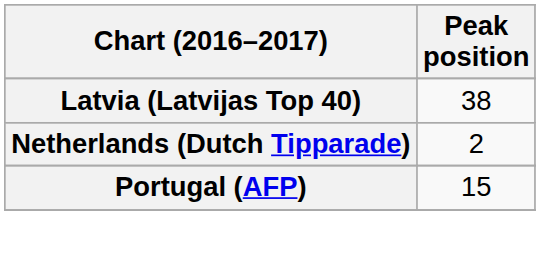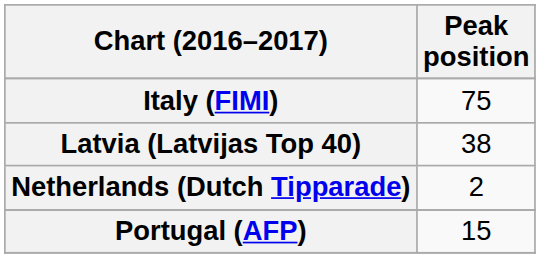+ row: (211, 100)
